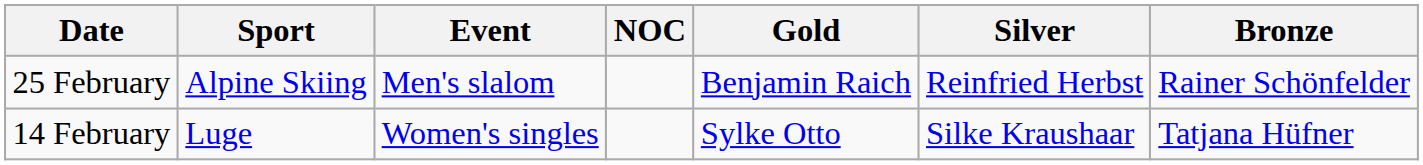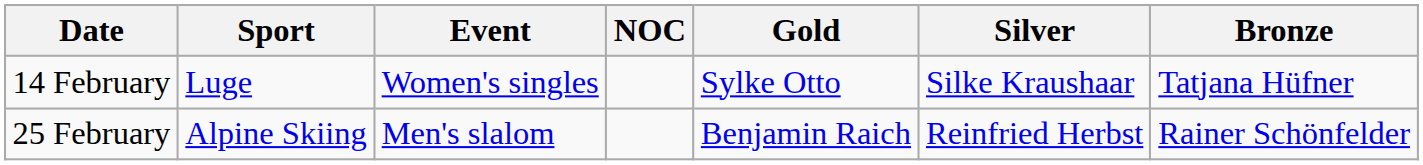rows swapped: (91, 133) <-> (91, 81)
